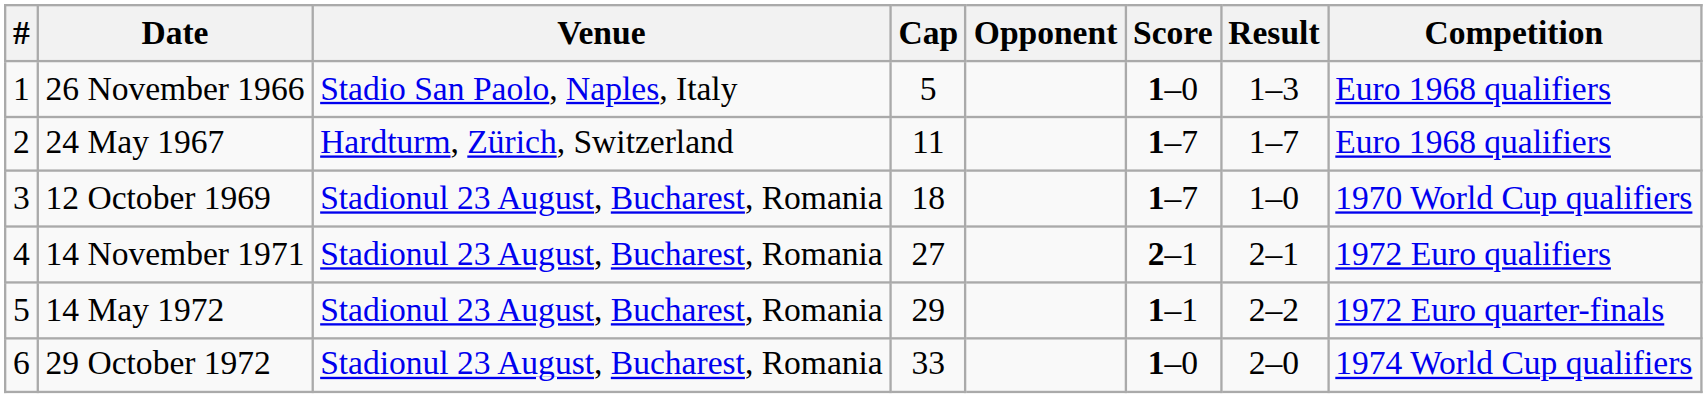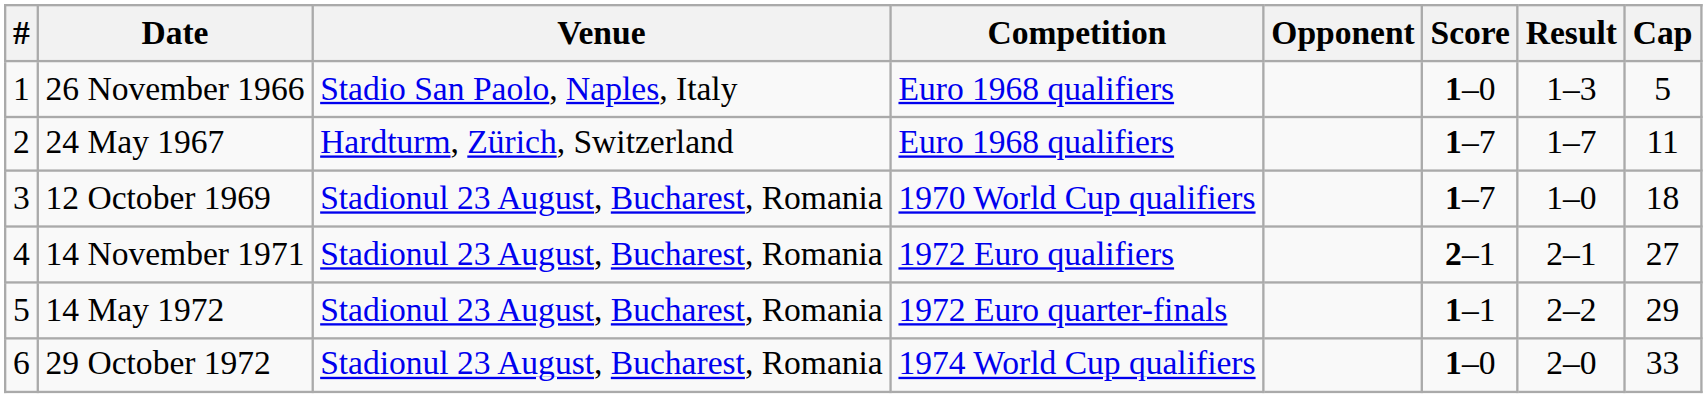columns swapped: (928, 32) <-> (1514, 32)
